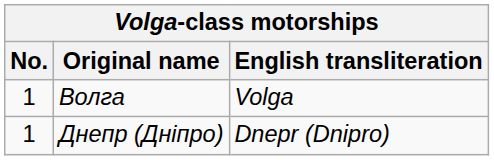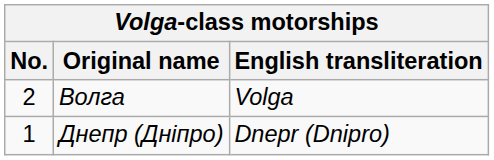(29, 97) 1 -> (29, 97) 2
